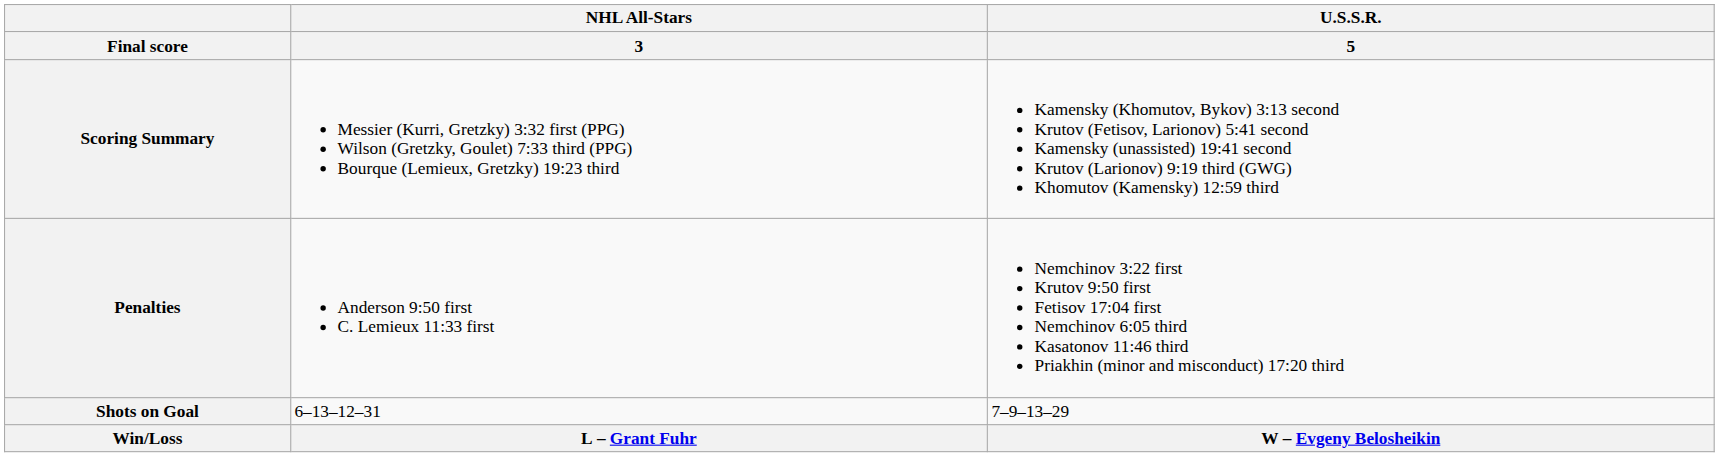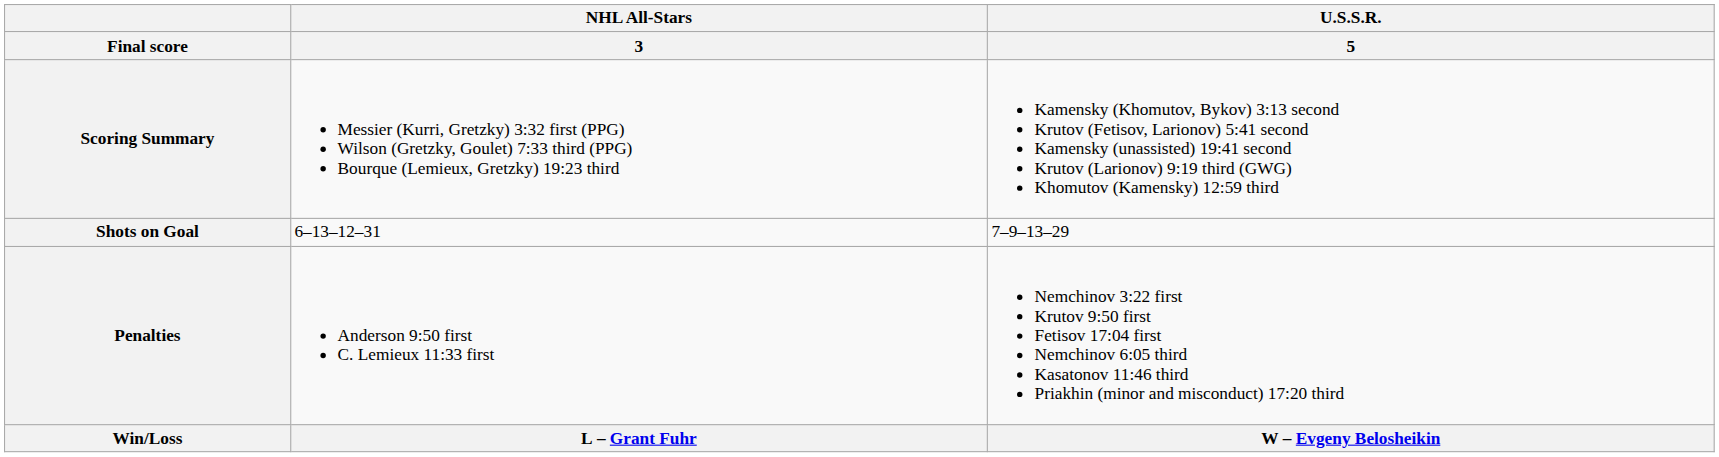rows swapped: (147, 307) <-> (147, 410)
